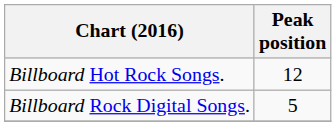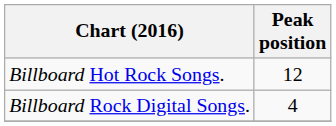(293, 105) 5 -> (293, 105) 4
